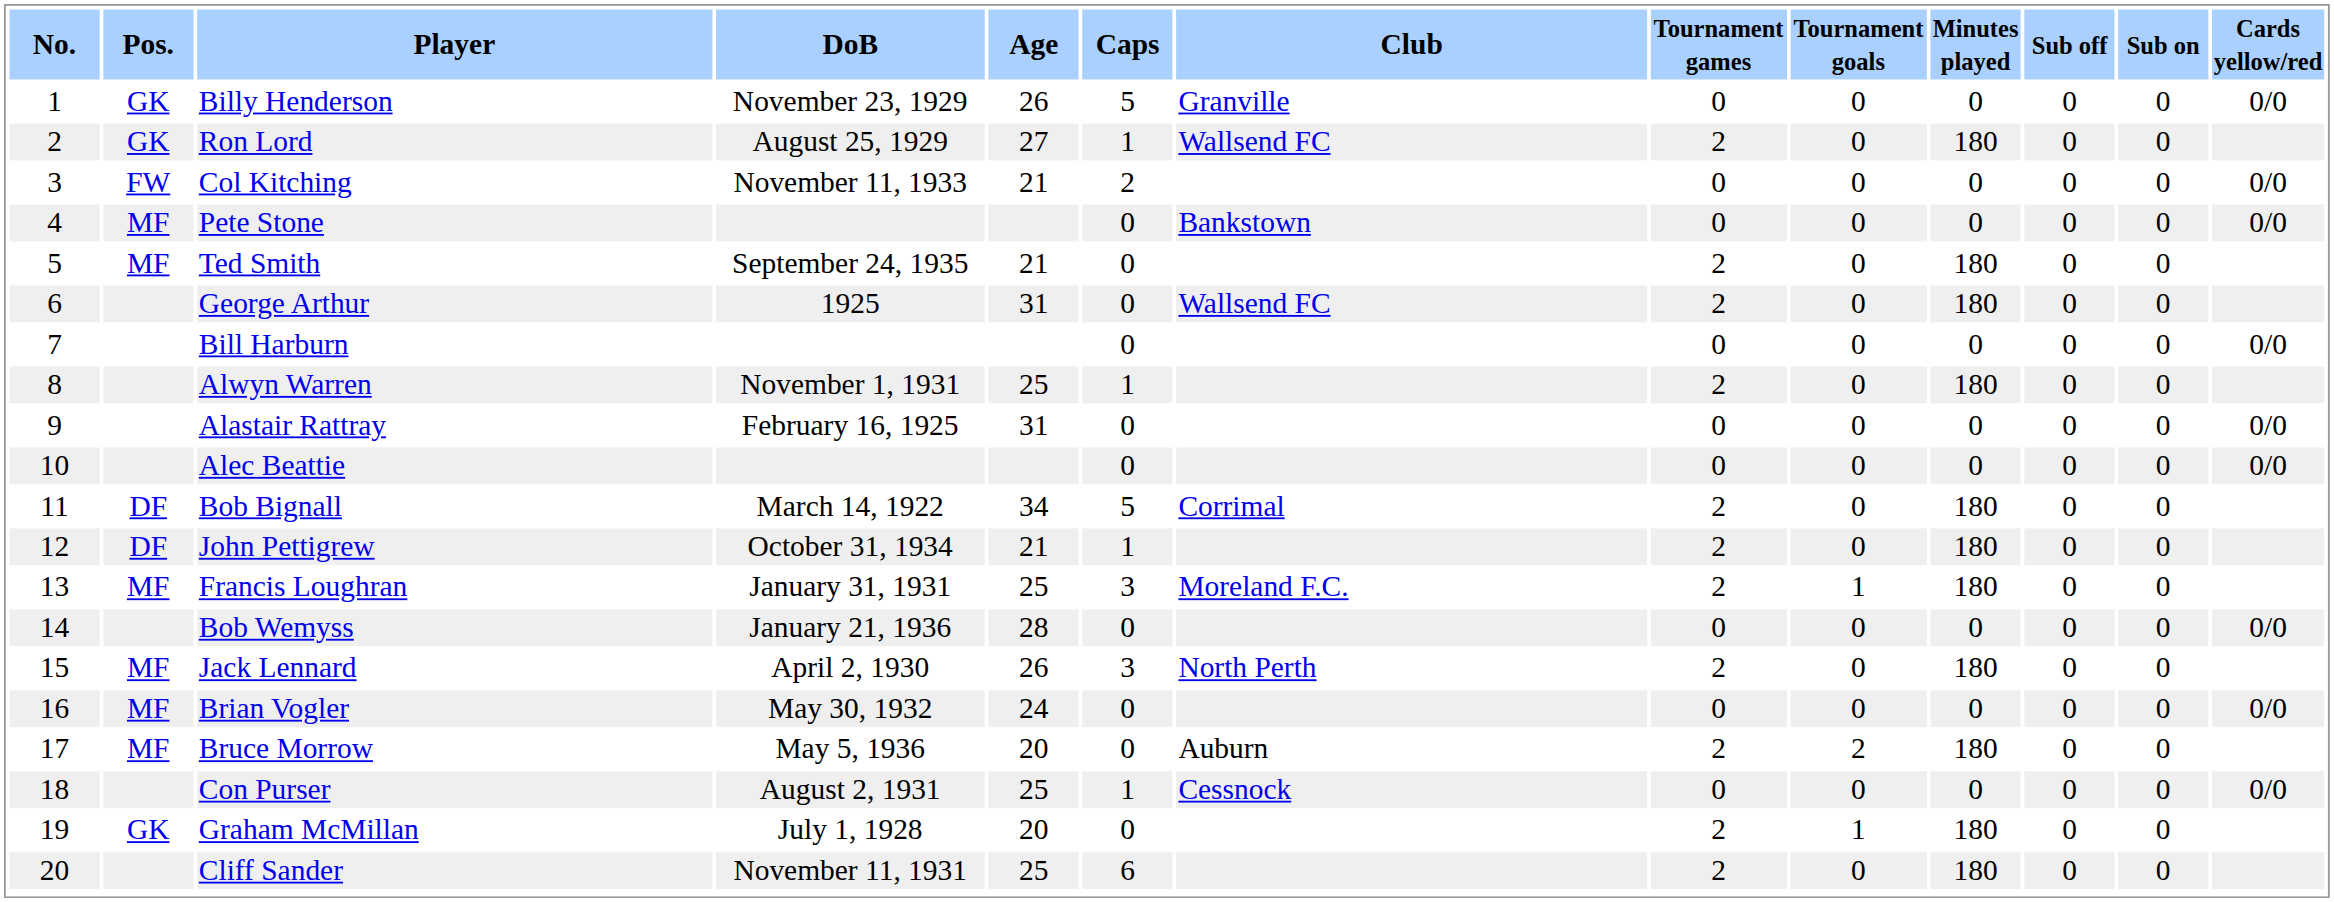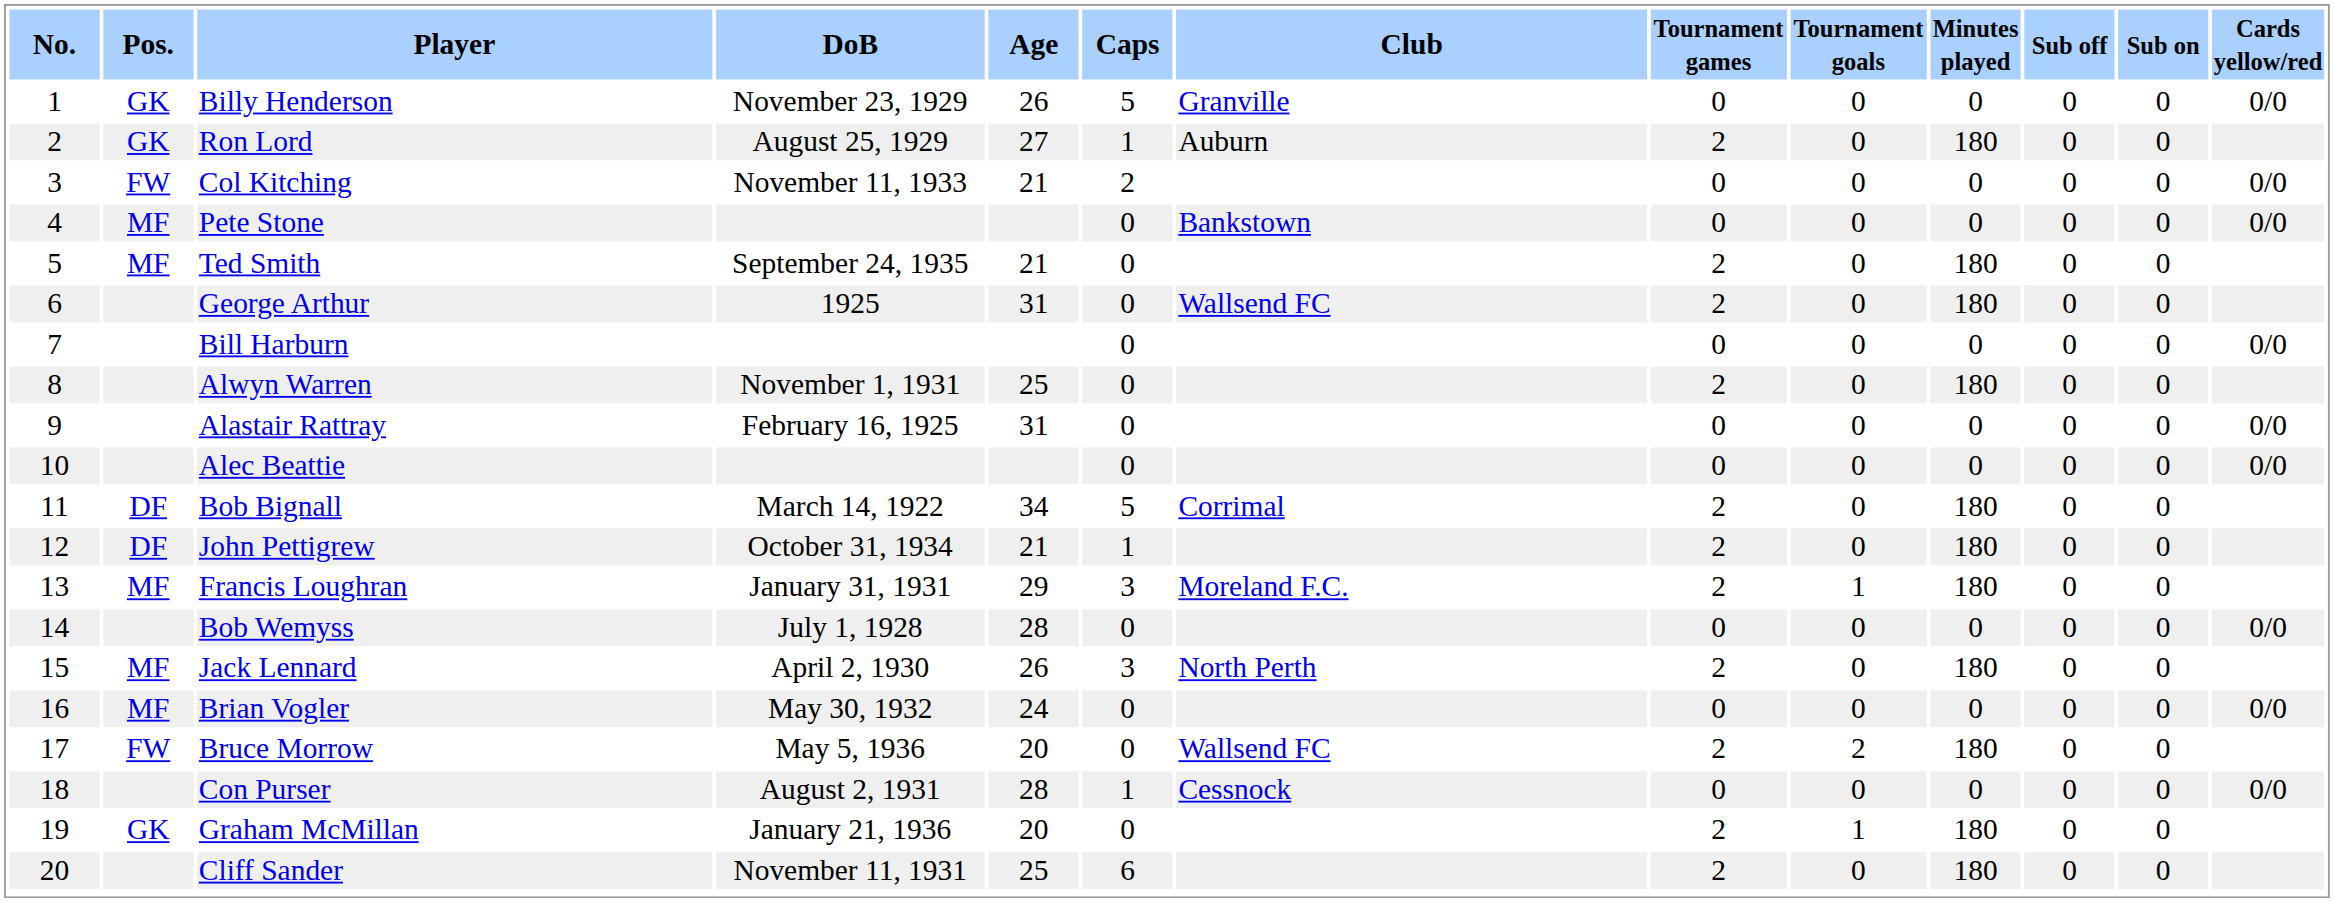(1254, 141) Wallsend FC -> (1223, 141) Auburn
(1128, 384) 1 -> (1128, 384) 0
(1034, 586) 25 -> (1034, 586) 29
(850, 627) January 21, 1936 -> (850, 627) July 1, 1928
(148, 748) MF -> (148, 748) FW
(1223, 748) Auburn -> (1254, 748) Wallsend FC
(1034, 789) 25 -> (1034, 789) 28
(850, 829) July 1, 1928 -> (850, 829) January 21, 1936
